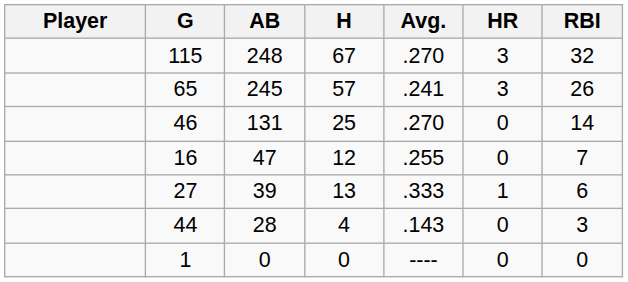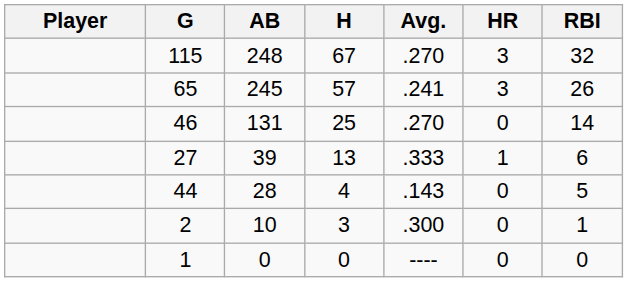- row: (185, 157)
(582, 225) 3 -> (582, 191) 5
+ row: (185, 225)
